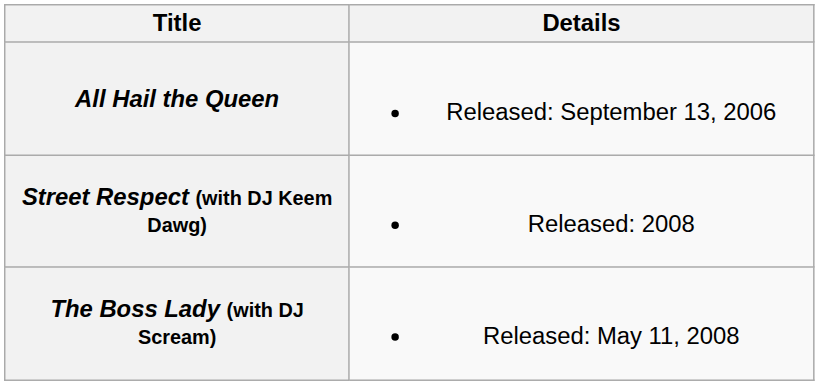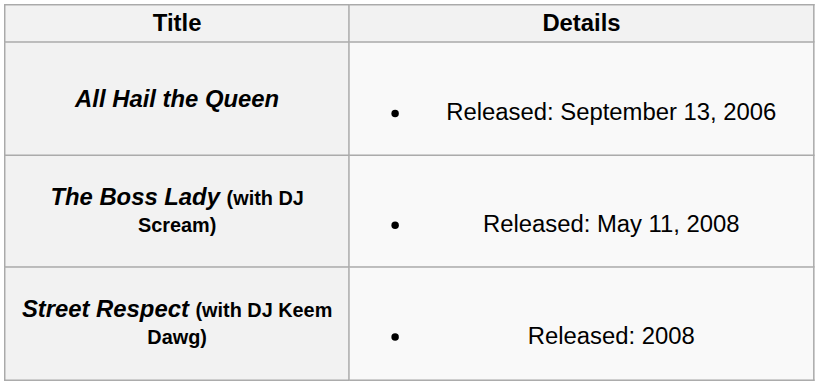rows swapped: (177, 323) <-> (177, 210)
